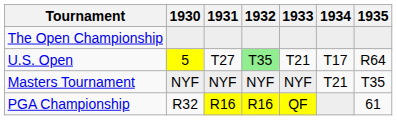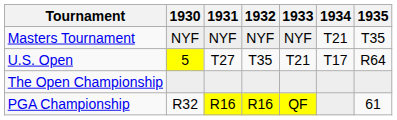rows swapped: (71, 82) <-> (85, 38)
(260, 60) lightgreen background -> (260, 60) no background
